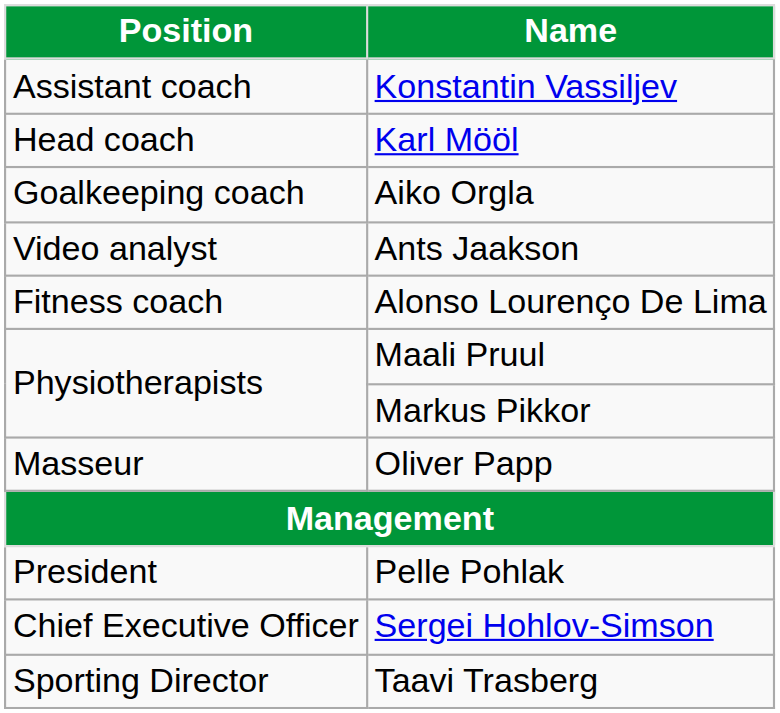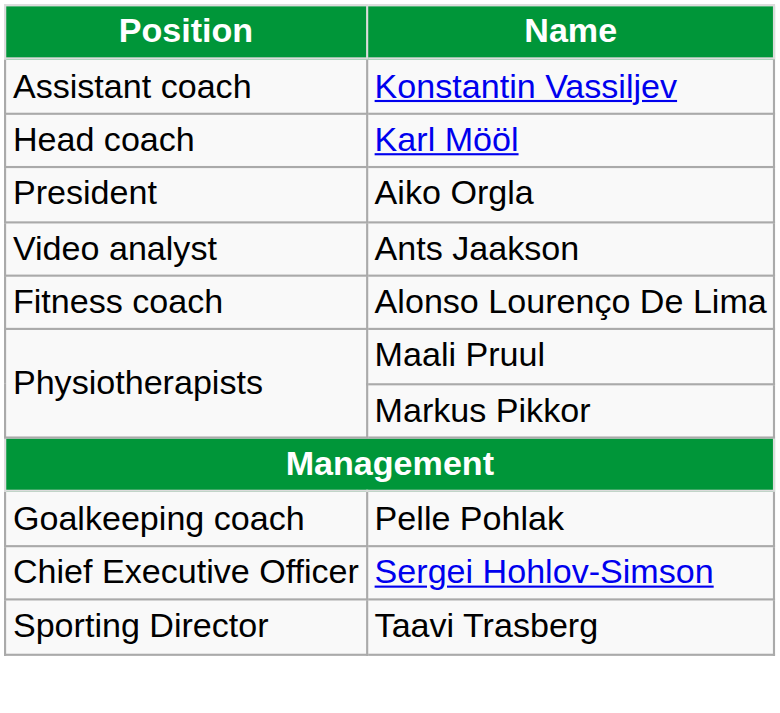(159, 193) Goalkeeping coach -> (85, 193) President
- row: (464, 463)
(85, 572) President -> (159, 518) Goalkeeping coach
